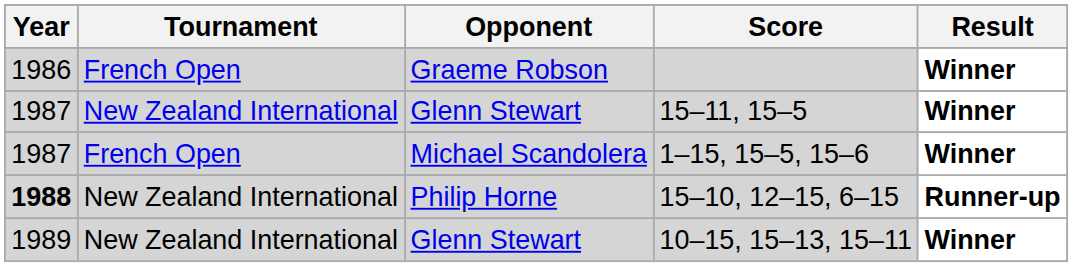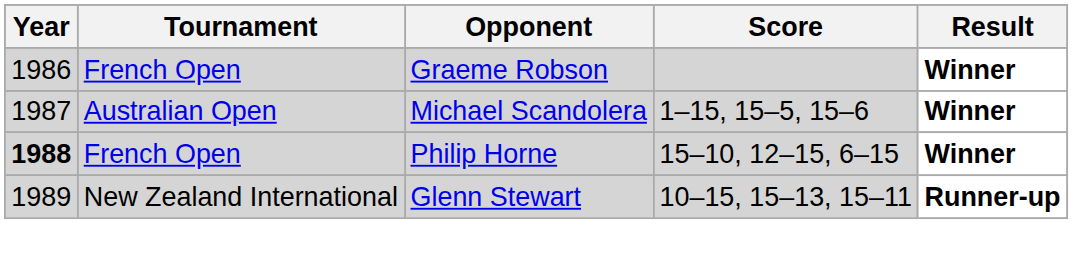- row: (733, 112)
(162, 154) French Open -> (180, 112) Australian Open
(241, 197) New Zealand International -> (162, 154) French Open
(993, 197) Runner-up -> (970, 154) Winner
(970, 239) Winner -> (993, 197) Runner-up
